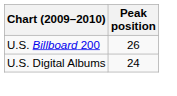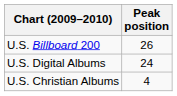+ row: (63, 81)
